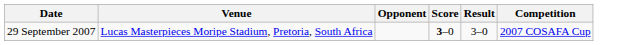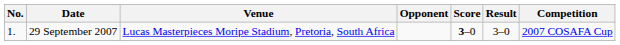+ column: (15, 13)
